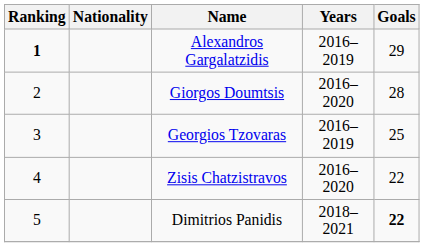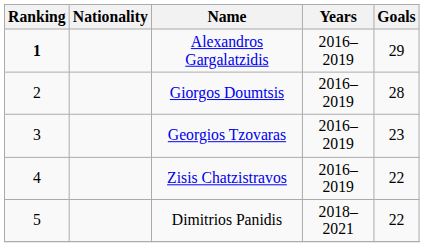(338, 93) 2016–2020 -> (338, 93) 2016–2019
(397, 135) 25 -> (397, 135) 23
(338, 178) 2016–2020 -> (338, 178) 2016–2019
(397, 220) bold -> (397, 220) normal
